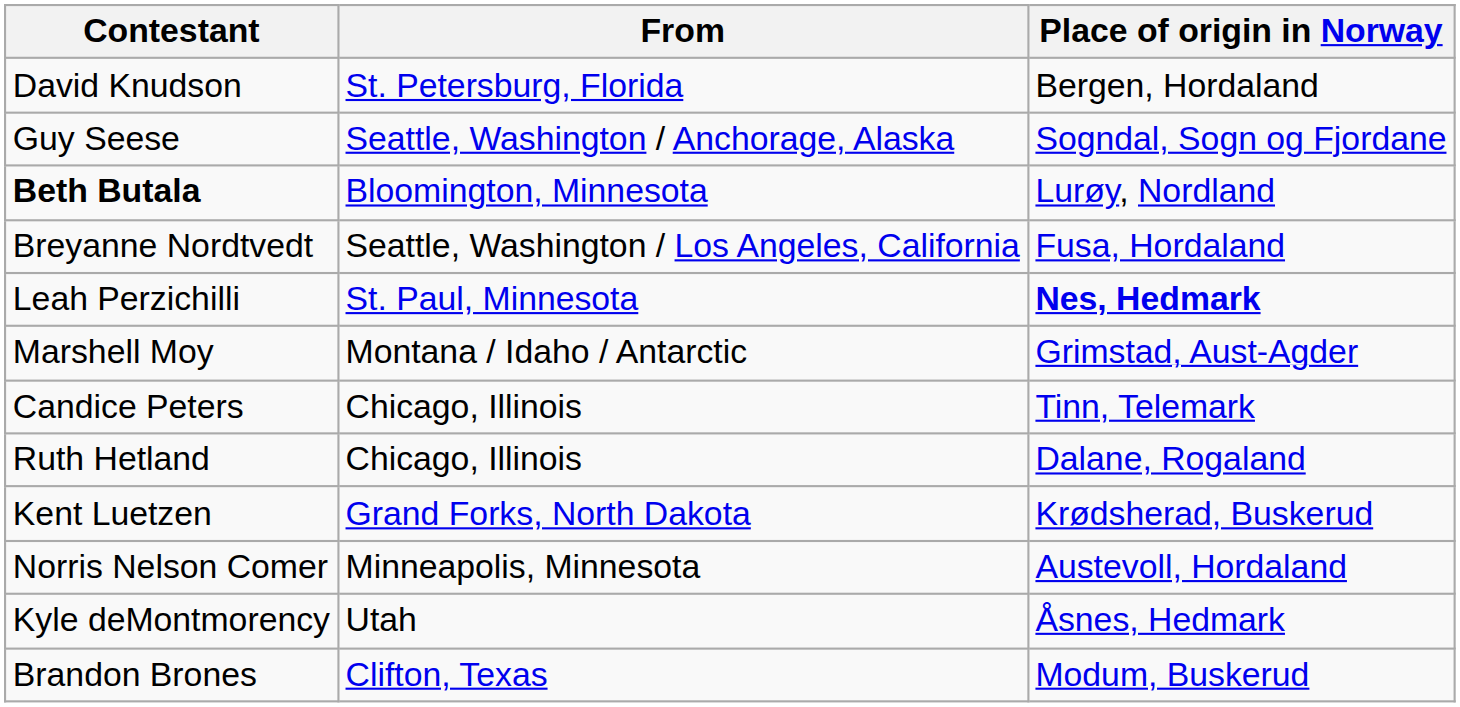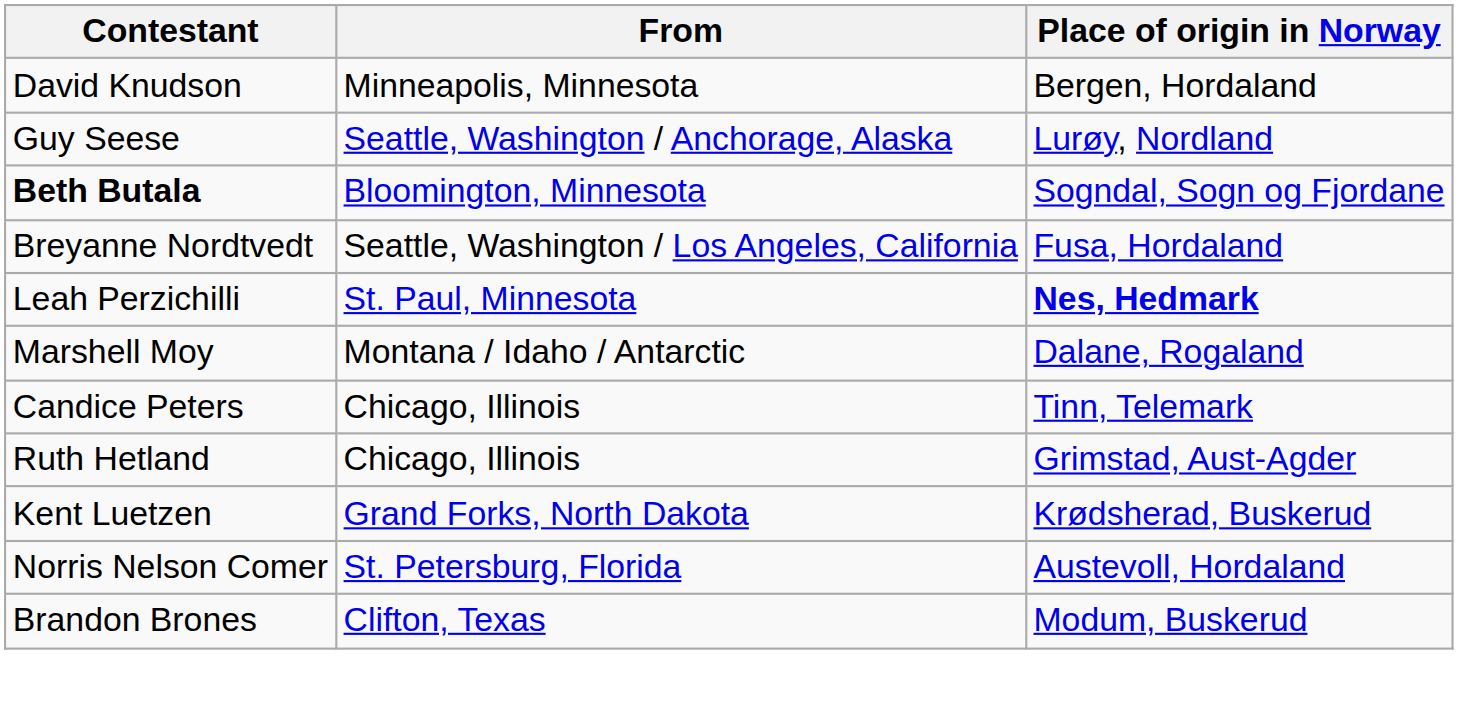(514, 84) St. Petersburg, Florida -> (521, 84) Minneapolis, Minnesota
(1241, 138) Sogndal, Sogn og Fjordane -> (1153, 138) Lurøy, Nordland
(1155, 191) Lurøy, Nordland -> (1239, 191) Sogndal, Sogn og Fjordane
(1197, 352) Grimstad, Aust-Agder -> (1169, 352) Dalane, Rogaland
(1171, 459) Dalane, Rogaland -> (1195, 459) Grimstad, Aust-Agder
(523, 566) Minneapolis, Minnesota -> (512, 566) St. Petersburg, Florida
- row: (171, 620)
